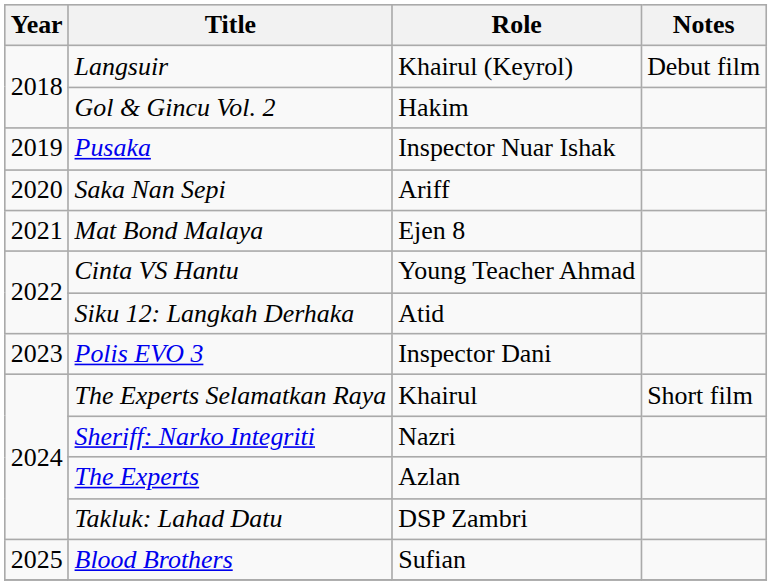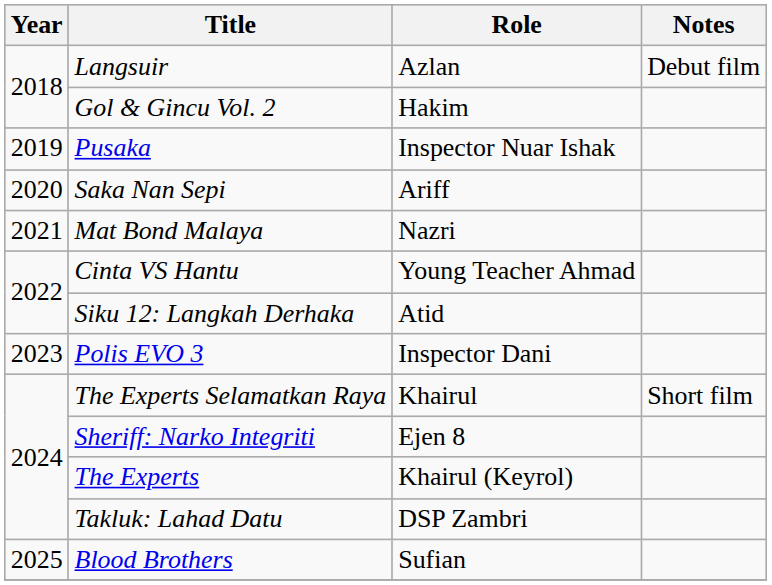(486, 66) Khairul (Keyrol) -> (429, 66) Azlan
(432, 230) Ejen 8 -> (427, 230) Nazri
(427, 436) Nazri -> (432, 436) Ejen 8
(429, 477) Azlan -> (486, 477) Khairul (Keyrol)
